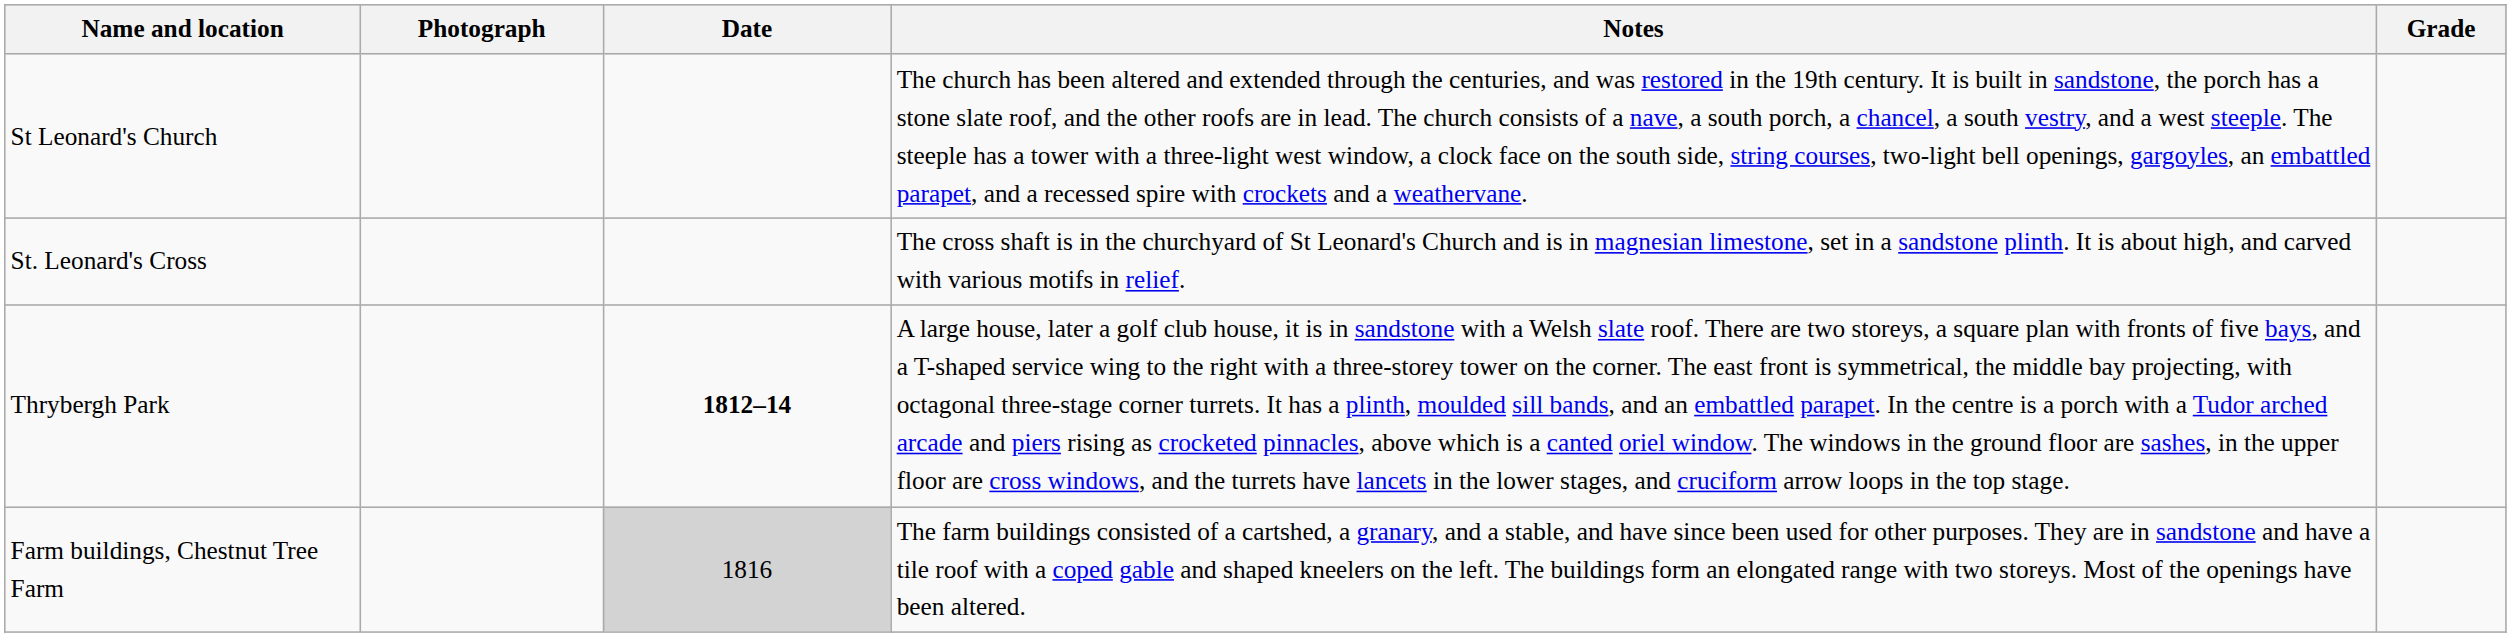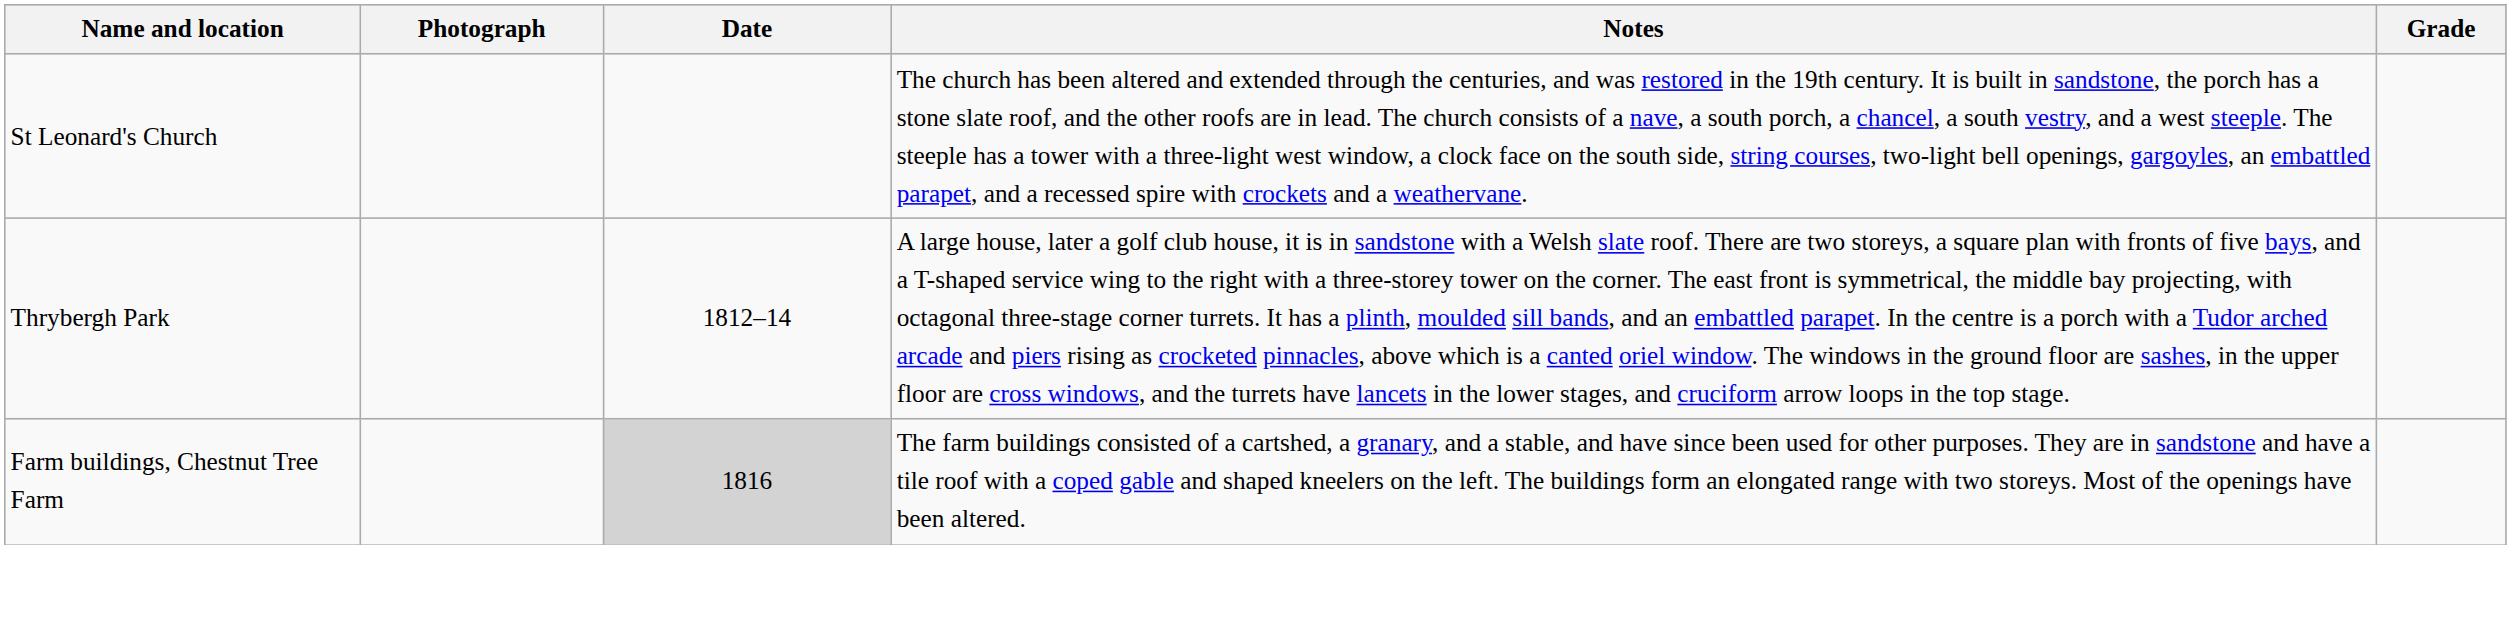- row: (109, 261)
(747, 405) bold -> (747, 318) normal
